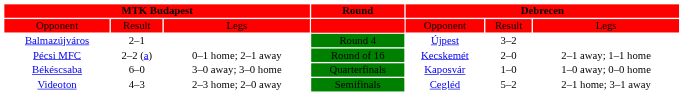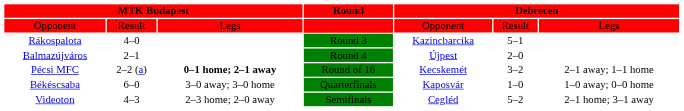+ row: (55, 40)
(509, 40) 3–2 -> (515, 55) 2–0
(237, 55) normal -> (230, 70) bold
(509, 55) 2–0 -> (515, 70) 3–2
